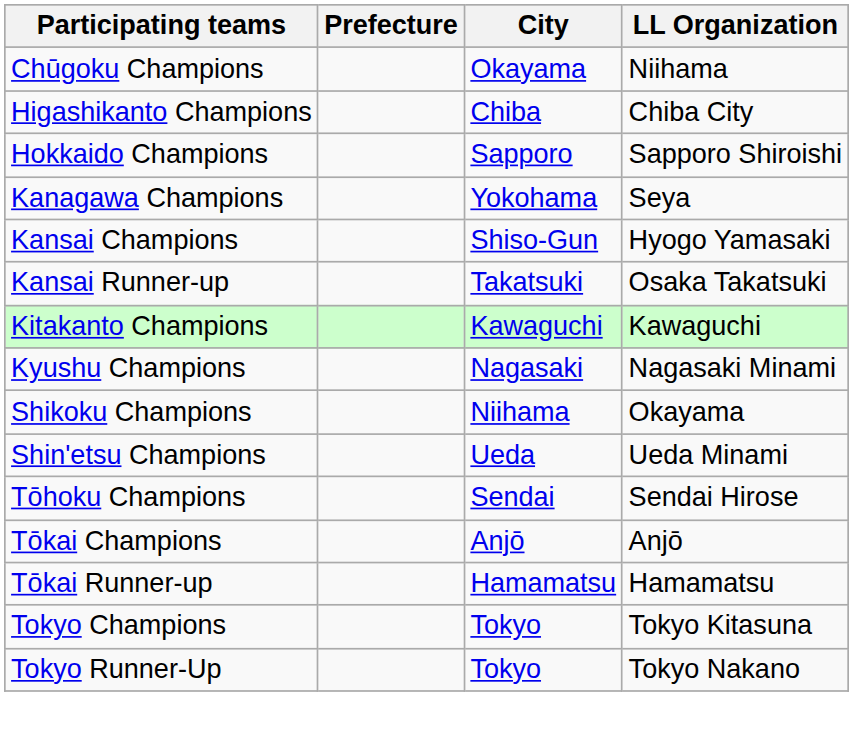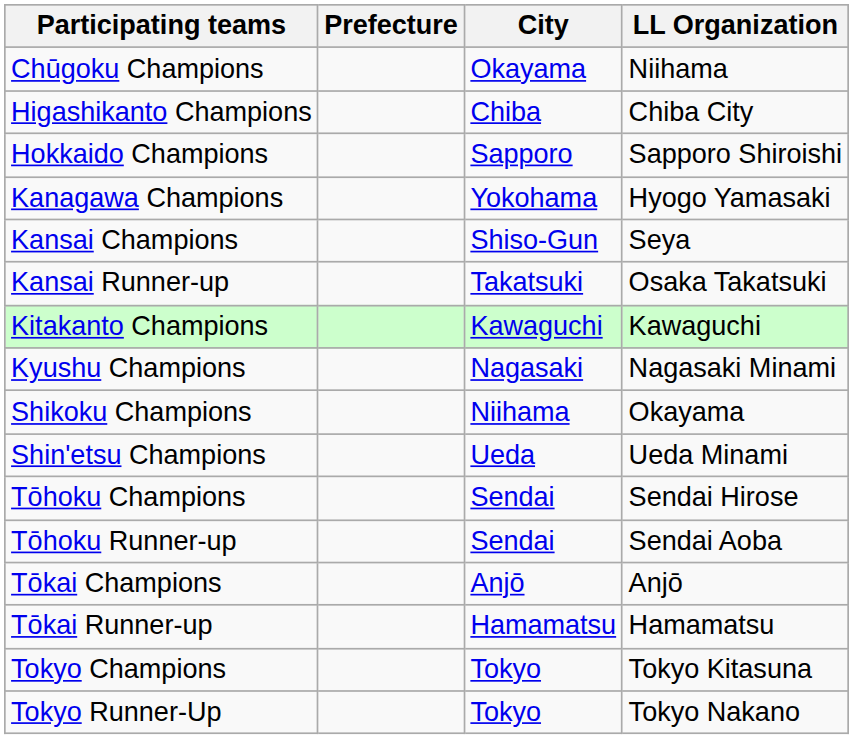(659, 197) Seya -> (730, 197) Hyogo Yamasaki
(730, 240) Hyogo Yamasaki -> (659, 240) Seya
+ row: (124, 540)
